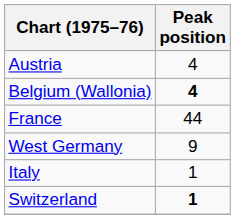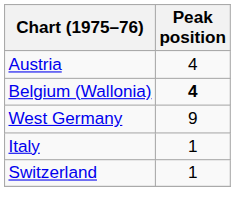- row: (35, 118)
(193, 200) bold -> (193, 173) normal
